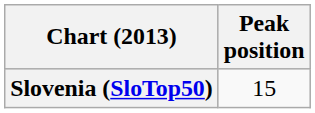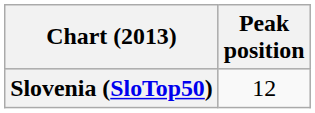(264, 88) 15 -> (264, 88) 12
